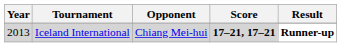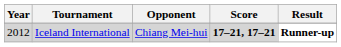(18, 32) 2013 -> (18, 32) 2012
